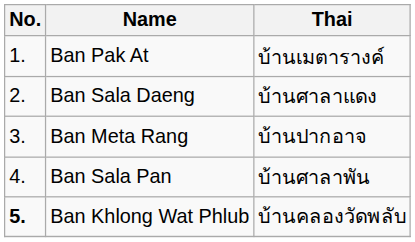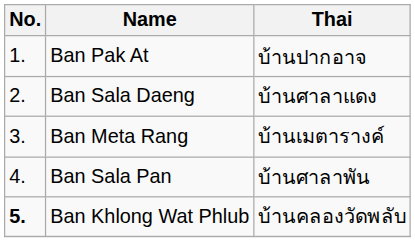(322, 56) บ้านเมตารางค์ -> (312, 56) บ้านปากอาจ
(312, 136) บ้านปากอาจ -> (322, 136) บ้านเมตารางค์
